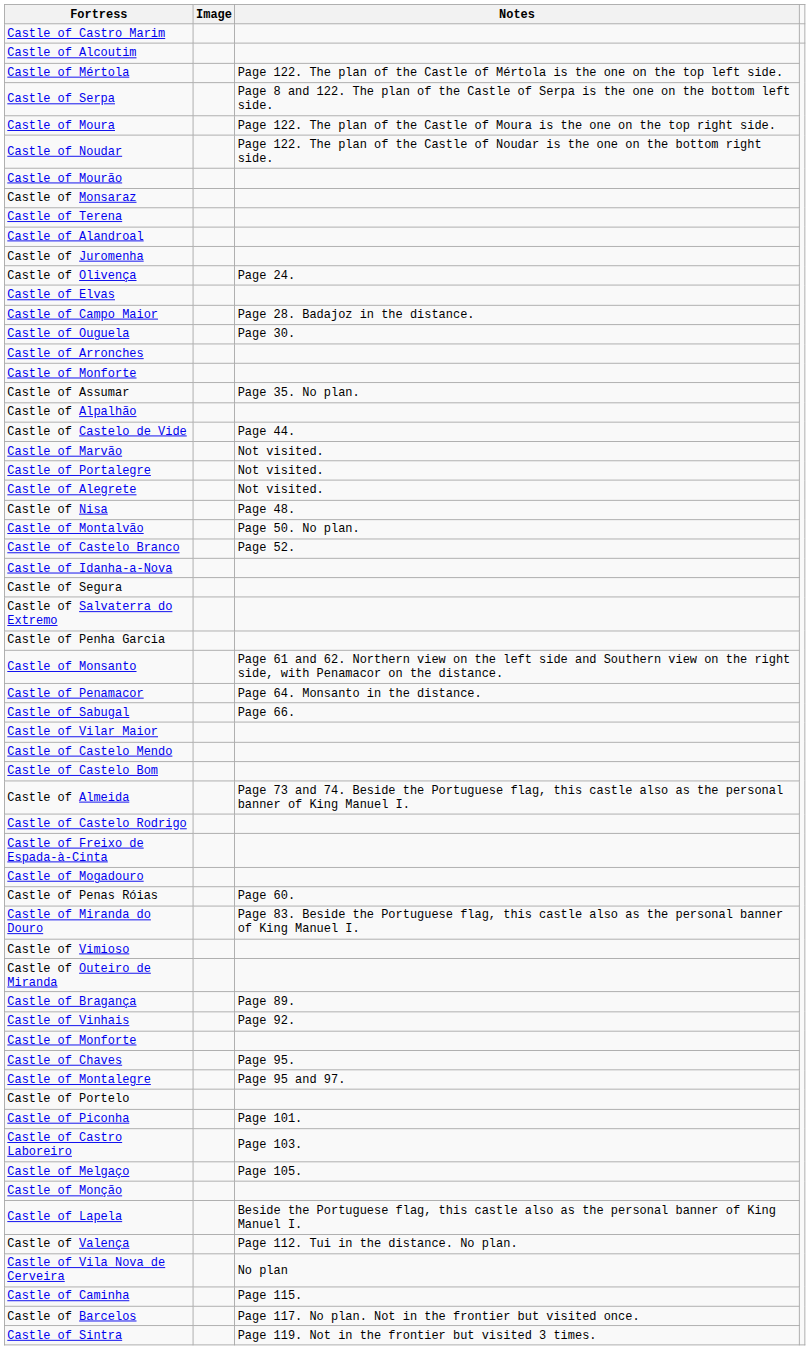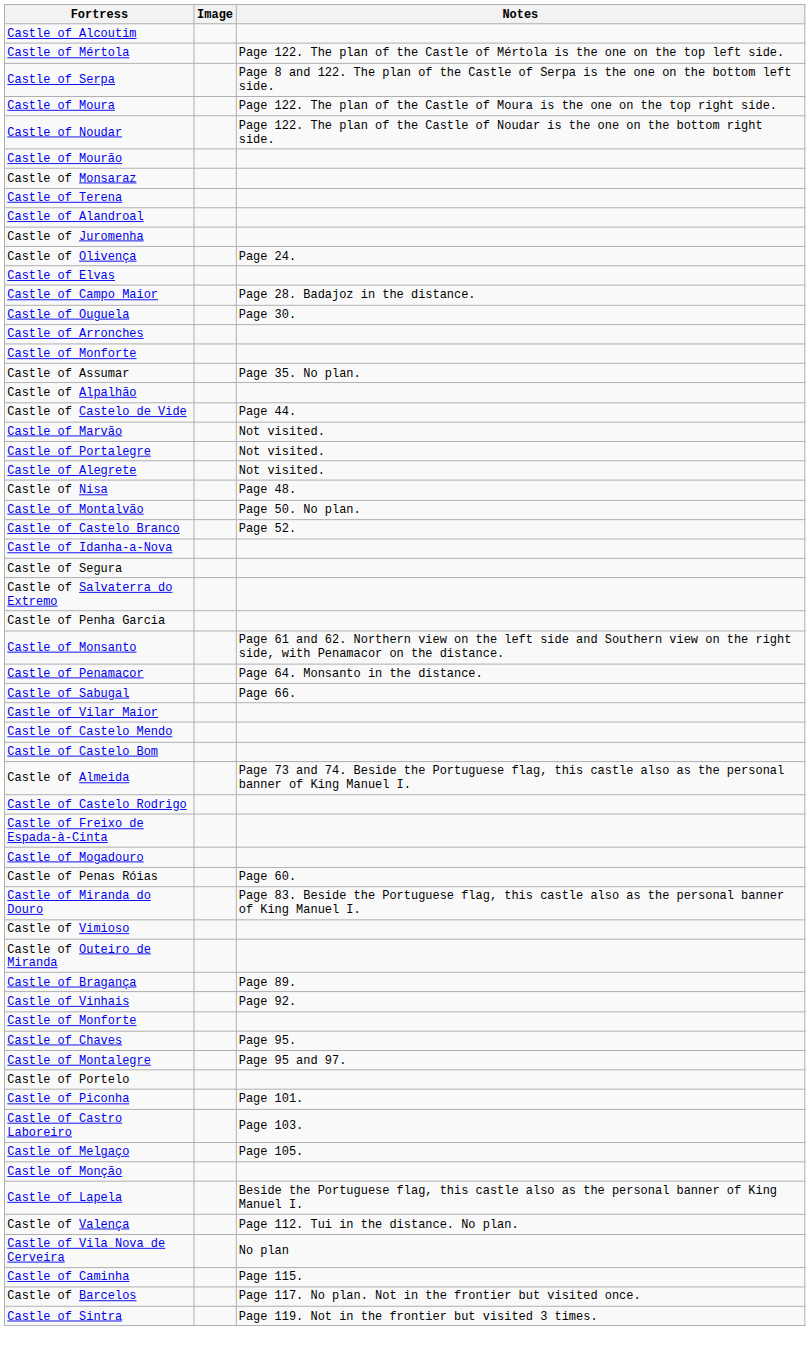- row: (86, 34)
